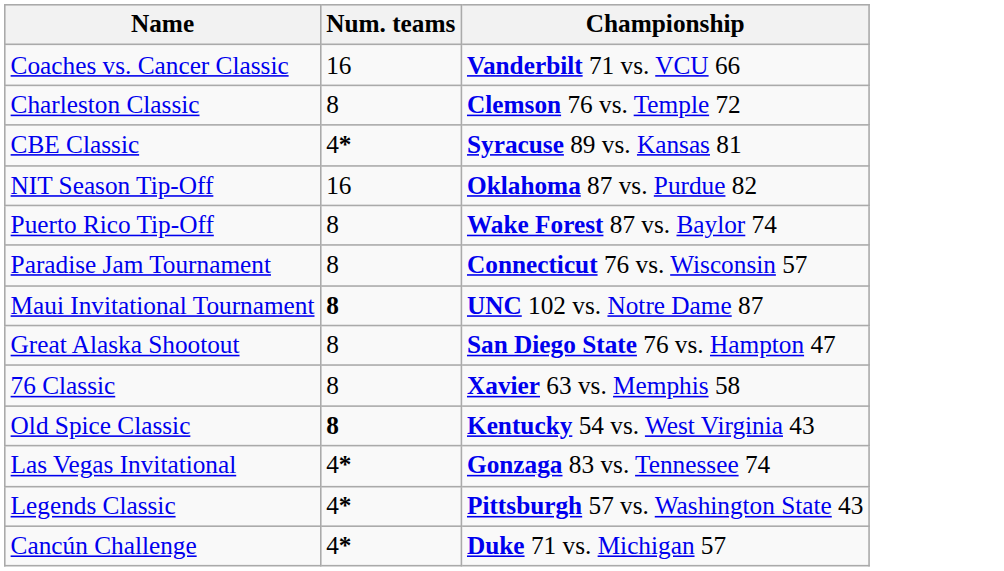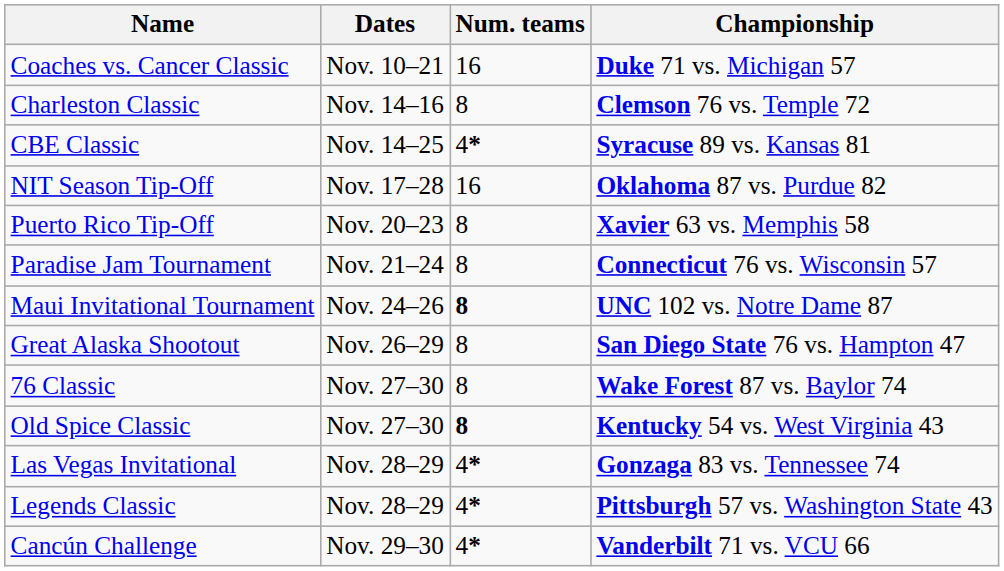+ column: (385, 24)
(604, 64) Vanderbilt 71 vs. VCU 66 -> (726, 64) Duke 71 vs. Michigan 57
(622, 225) Wake Forest 87 vs. Baylor 74 -> (733, 225) Xavier 63 vs. Memphis 58
(604, 385) Xavier 63 vs. Memphis 58 -> (751, 385) Wake Forest 87 vs. Baylor 74
(597, 545) Duke 71 vs. Michigan 57 -> (733, 545) Vanderbilt 71 vs. VCU 66
